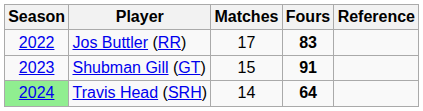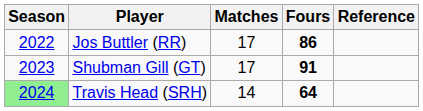(308, 42) 83 -> (308, 42) 86
(246, 67) 15 -> (246, 67) 17
